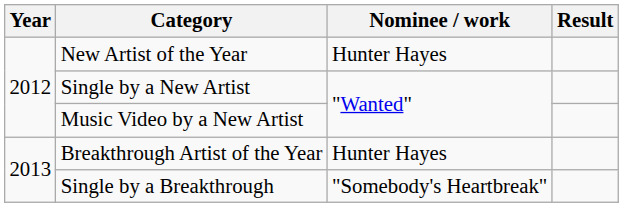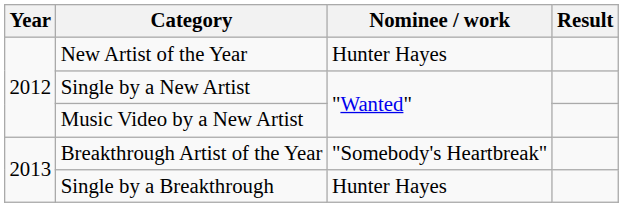(389, 152) Hunter Hayes -> (440, 152) "Somebody's Heartbreak"
(440, 185) "Somebody's Heartbreak" -> (389, 185) Hunter Hayes
